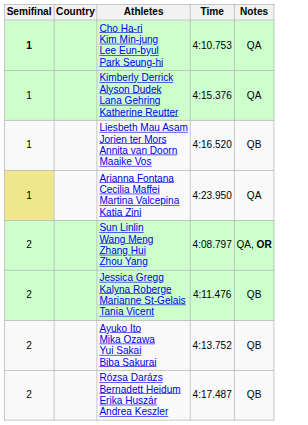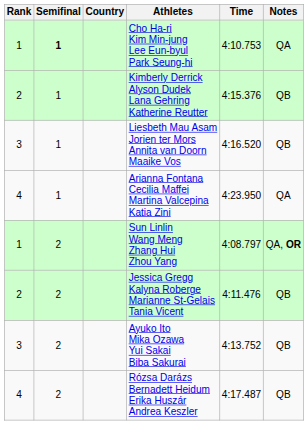+ column: (19, 12)
(254, 95) QA -> (283, 95) QB
(29, 195) khaki background -> (58, 195) no background
